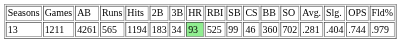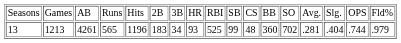(54, 29) 1211 -> (55, 29) 1213
(137, 29) 1194 -> (137, 29) 1196
(193, 29) lightgreen background -> (193, 29) no background
(250, 29) 46 -> (250, 29) 48
